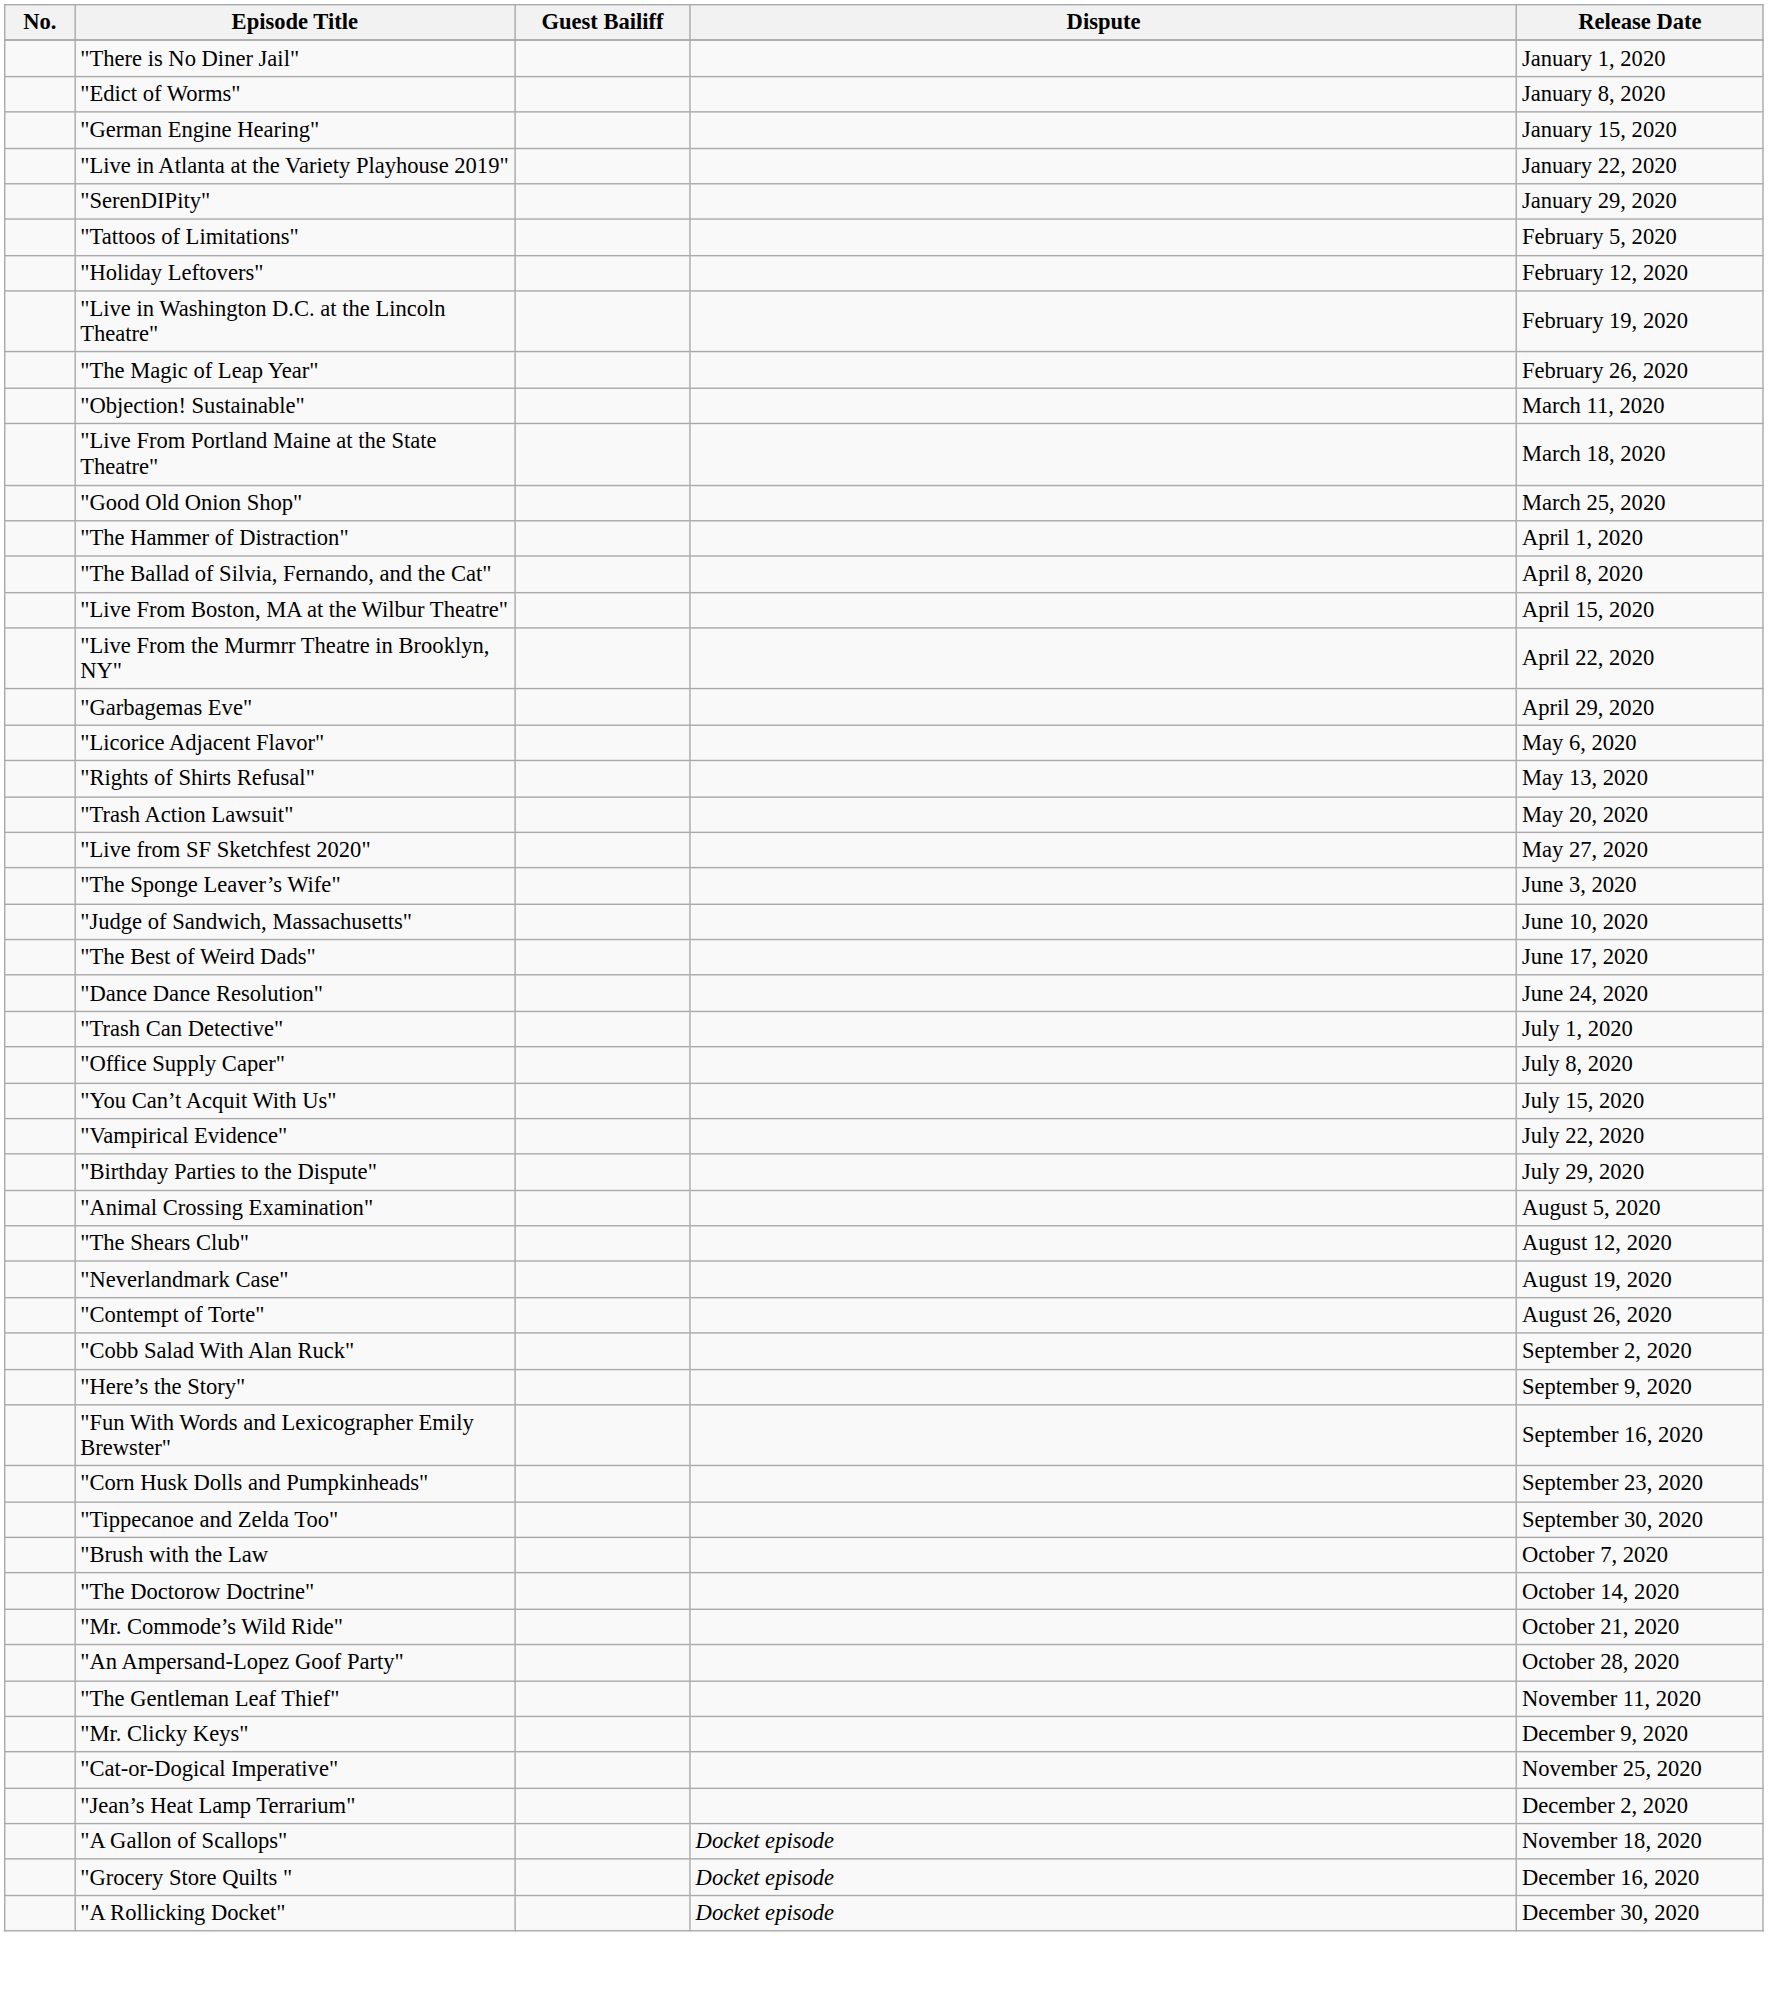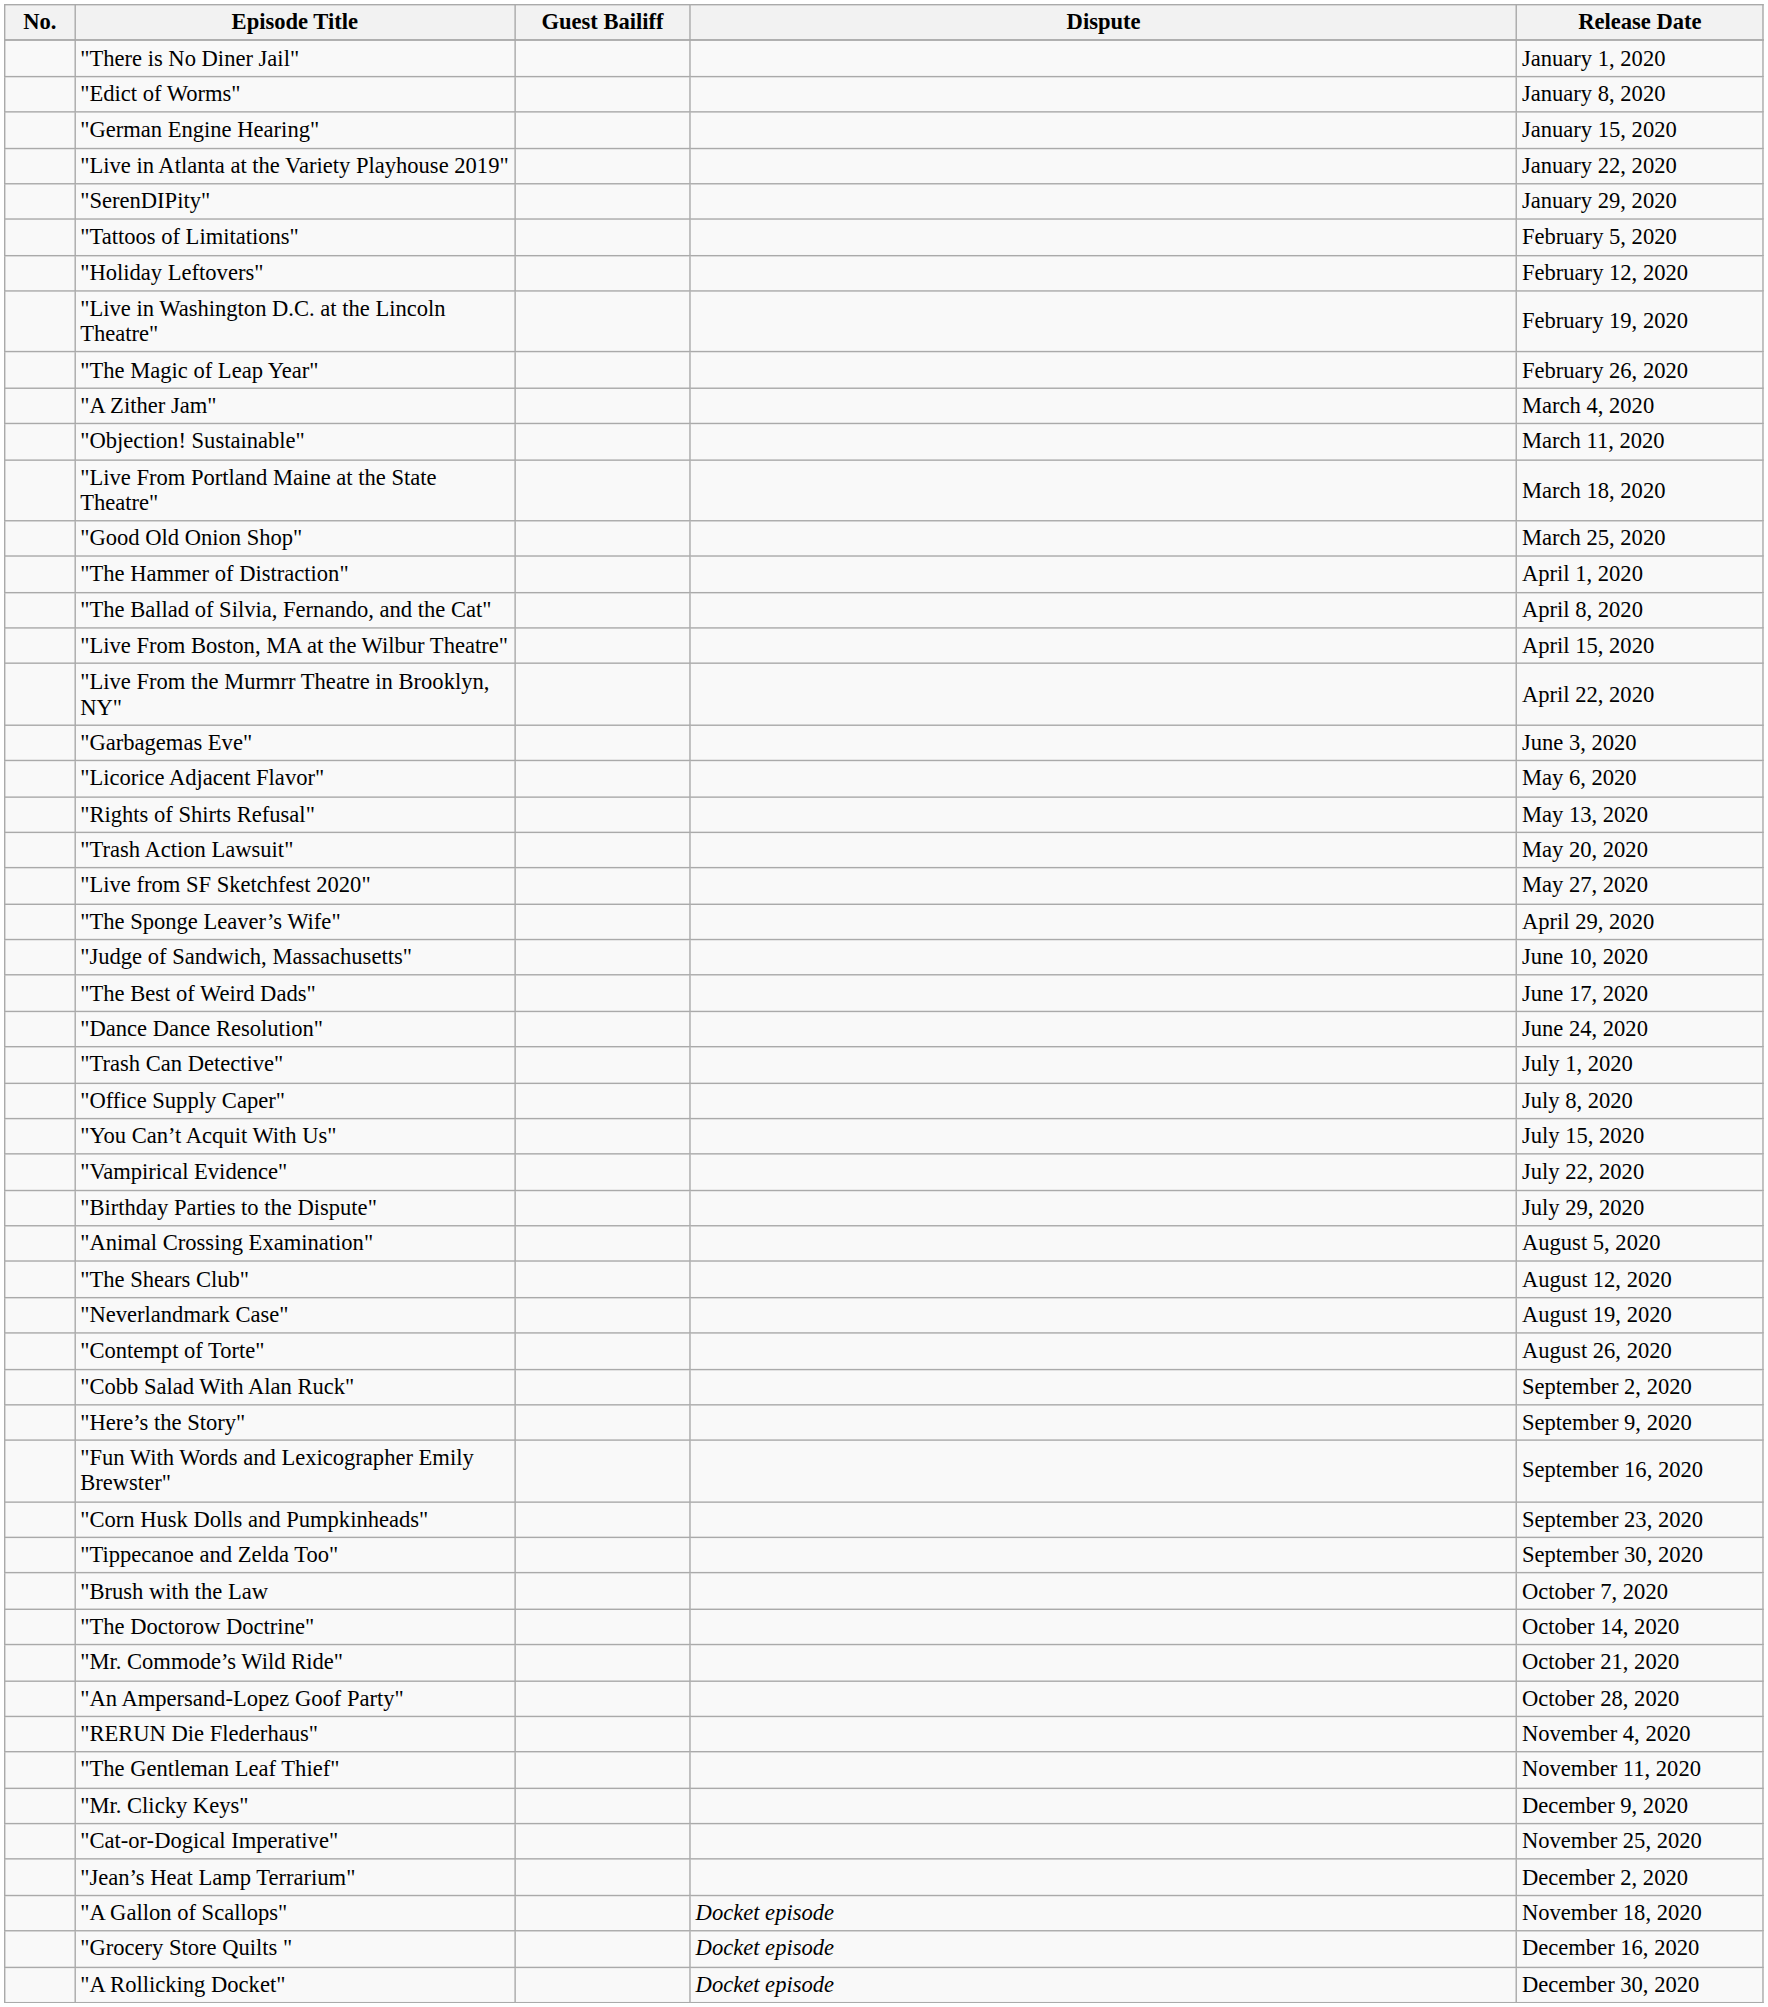+ row: (148, 405)
(1588, 706) April 29, 2020 -> (1579, 742) June 3, 2020
(1579, 885) June 3, 2020 -> (1588, 921) April 29, 2020
+ row: (199, 1733)
